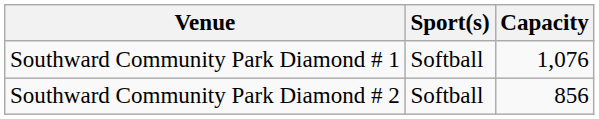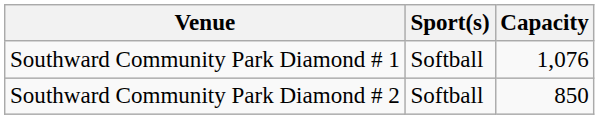(571, 95) 856 -> (571, 95) 850
